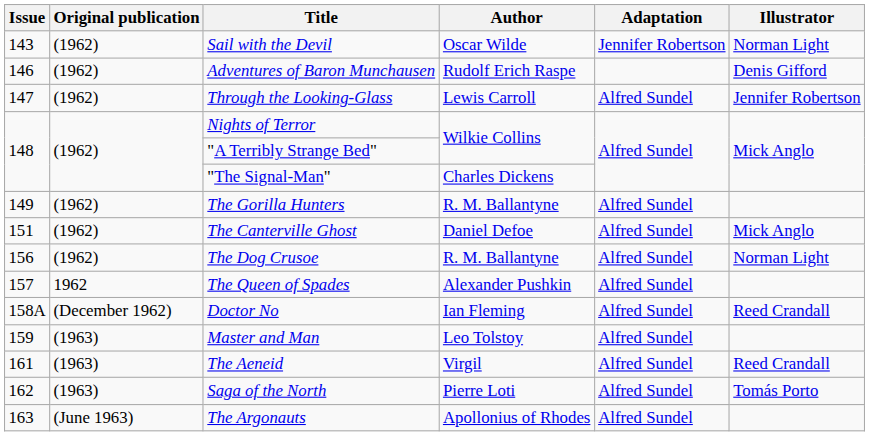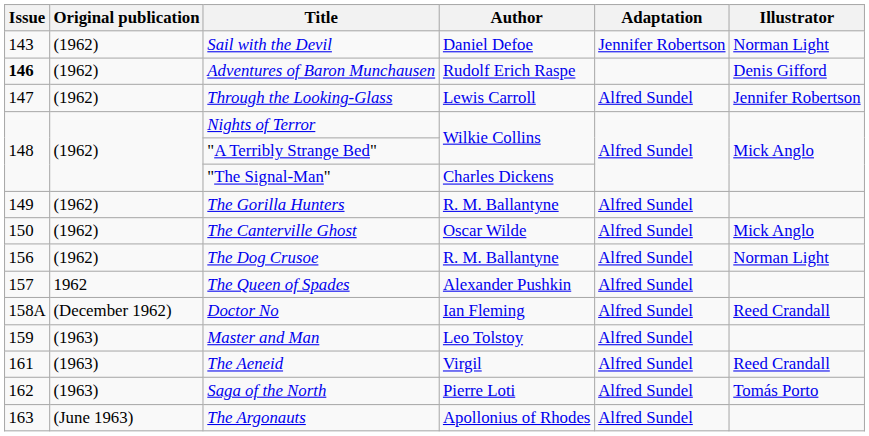(485, 44) Oscar Wilde -> (488, 44) Daniel Defoe
(21, 71) normal -> (21, 71) bold
(21, 230) 151 -> (21, 230) 150
(488, 230) Daniel Defoe -> (485, 230) Oscar Wilde
